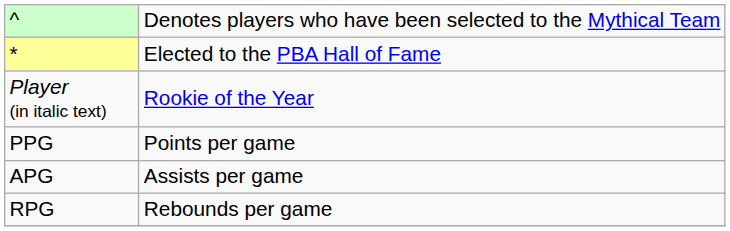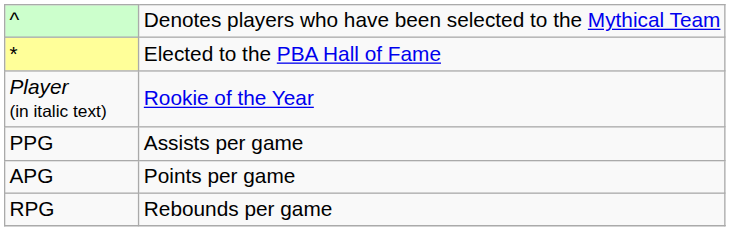(220, 143) Points per game -> (224, 143) Assists per game
(224, 176) Assists per game -> (220, 176) Points per game
